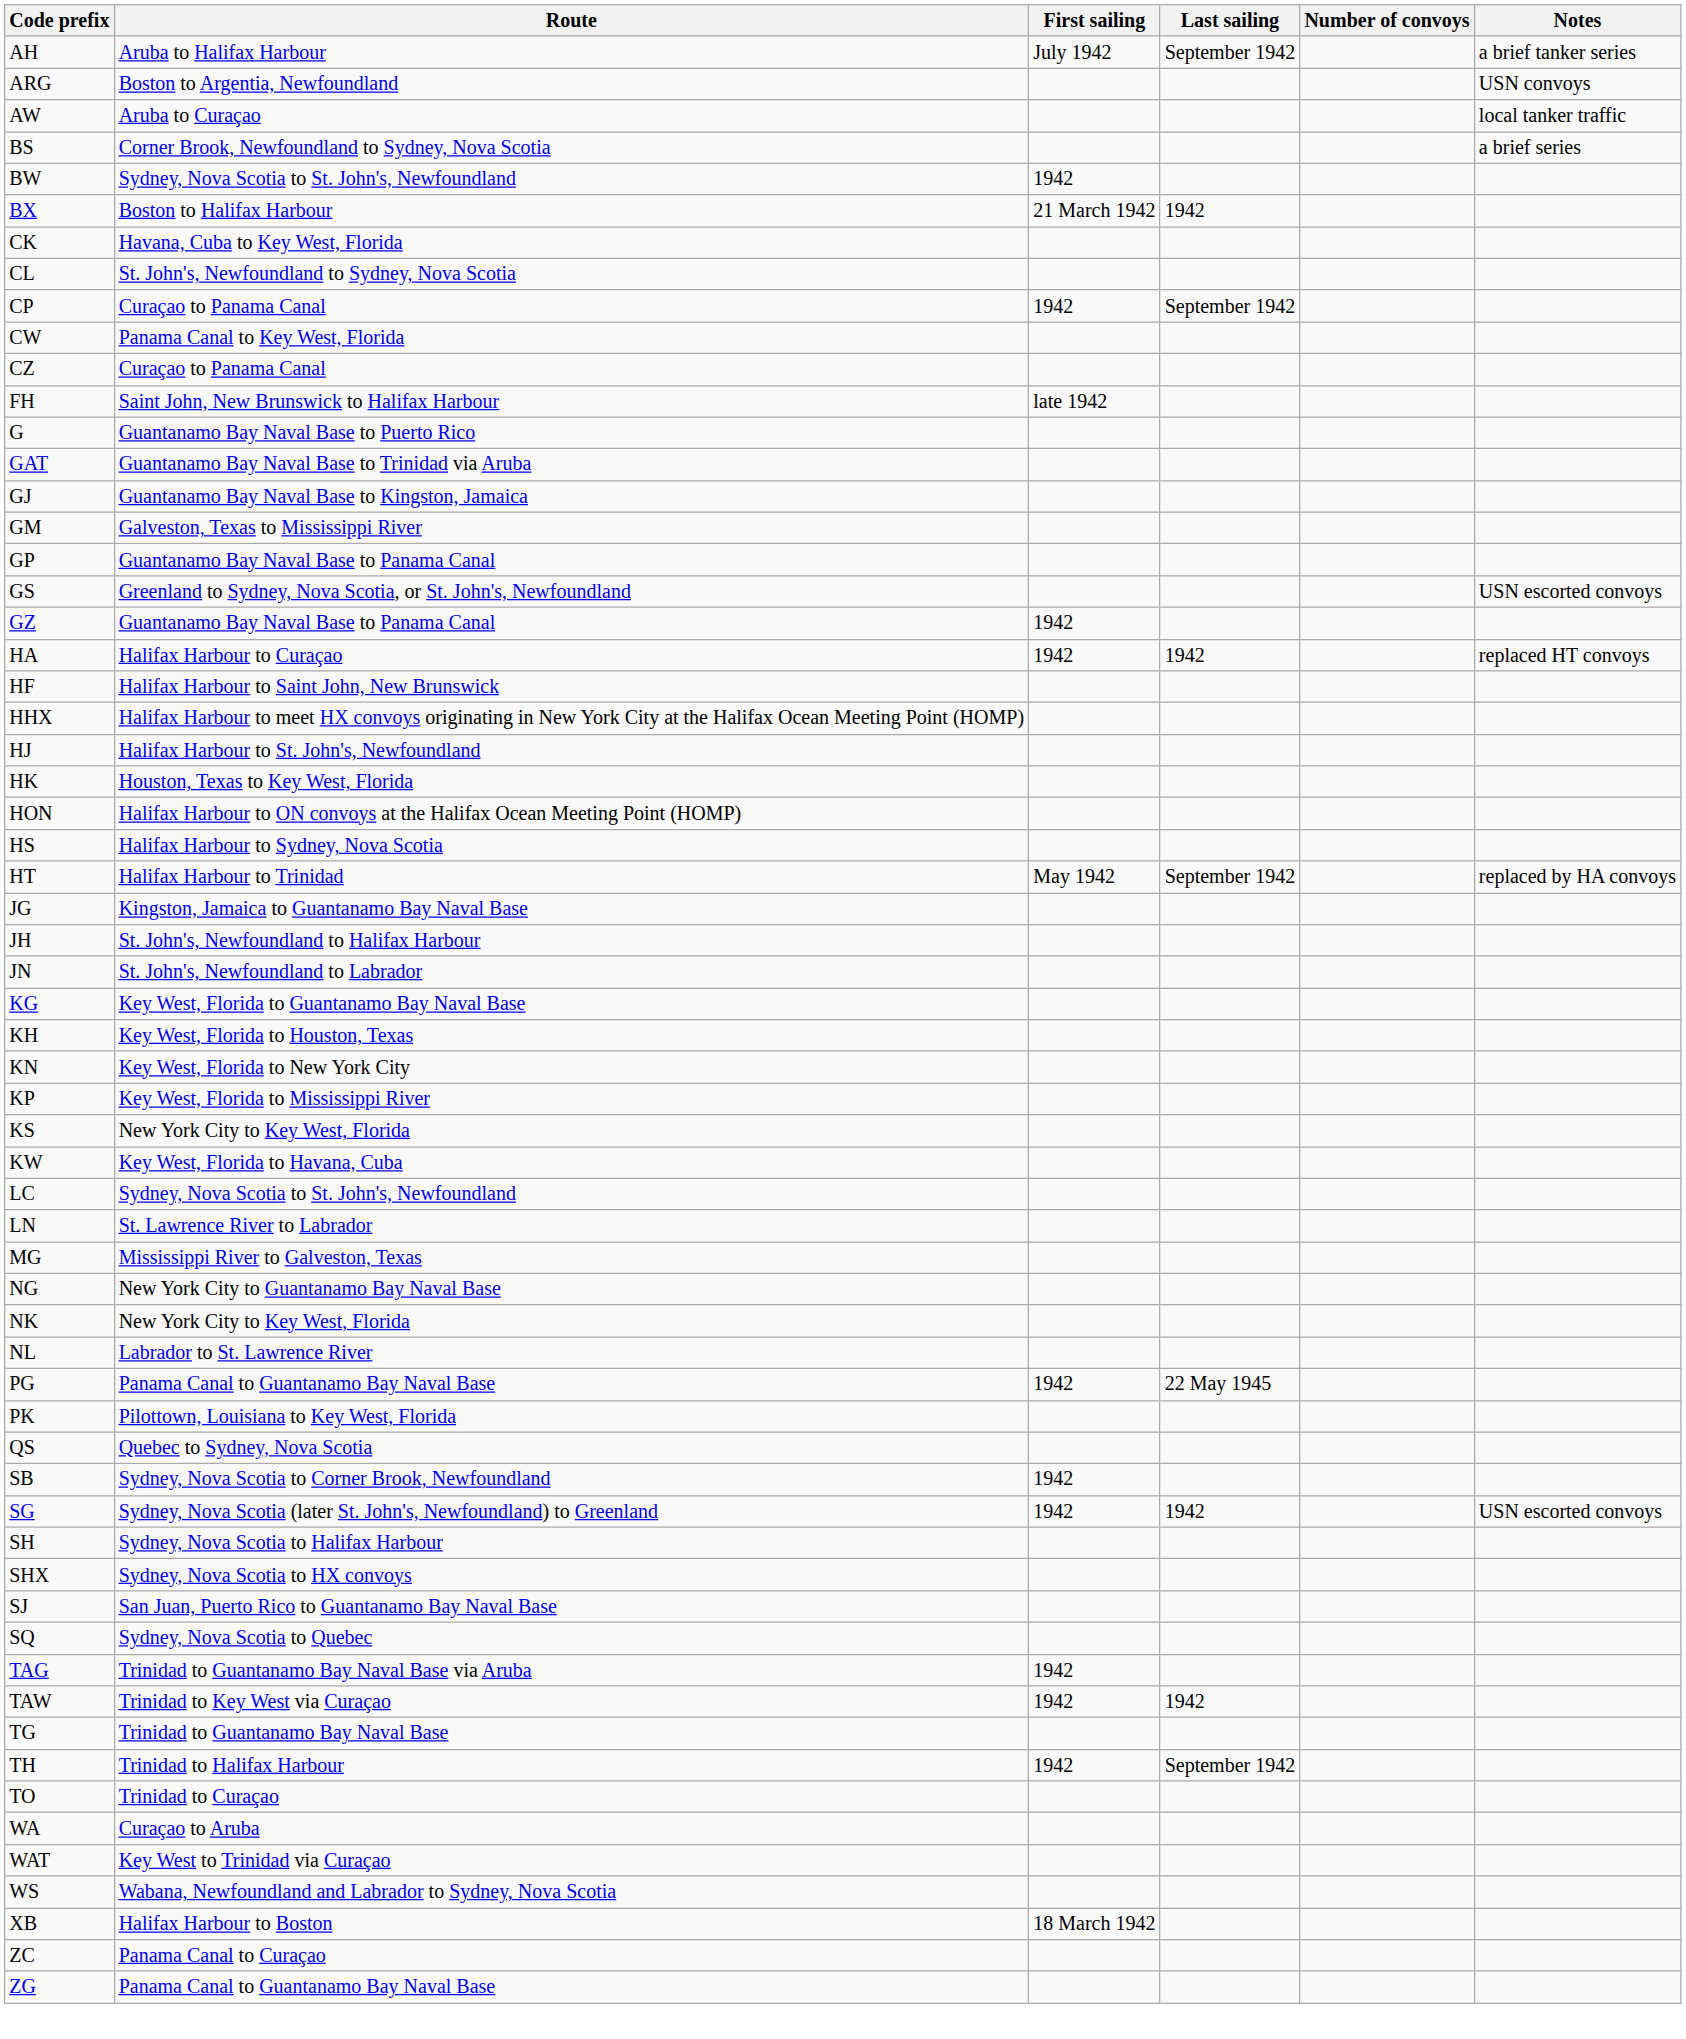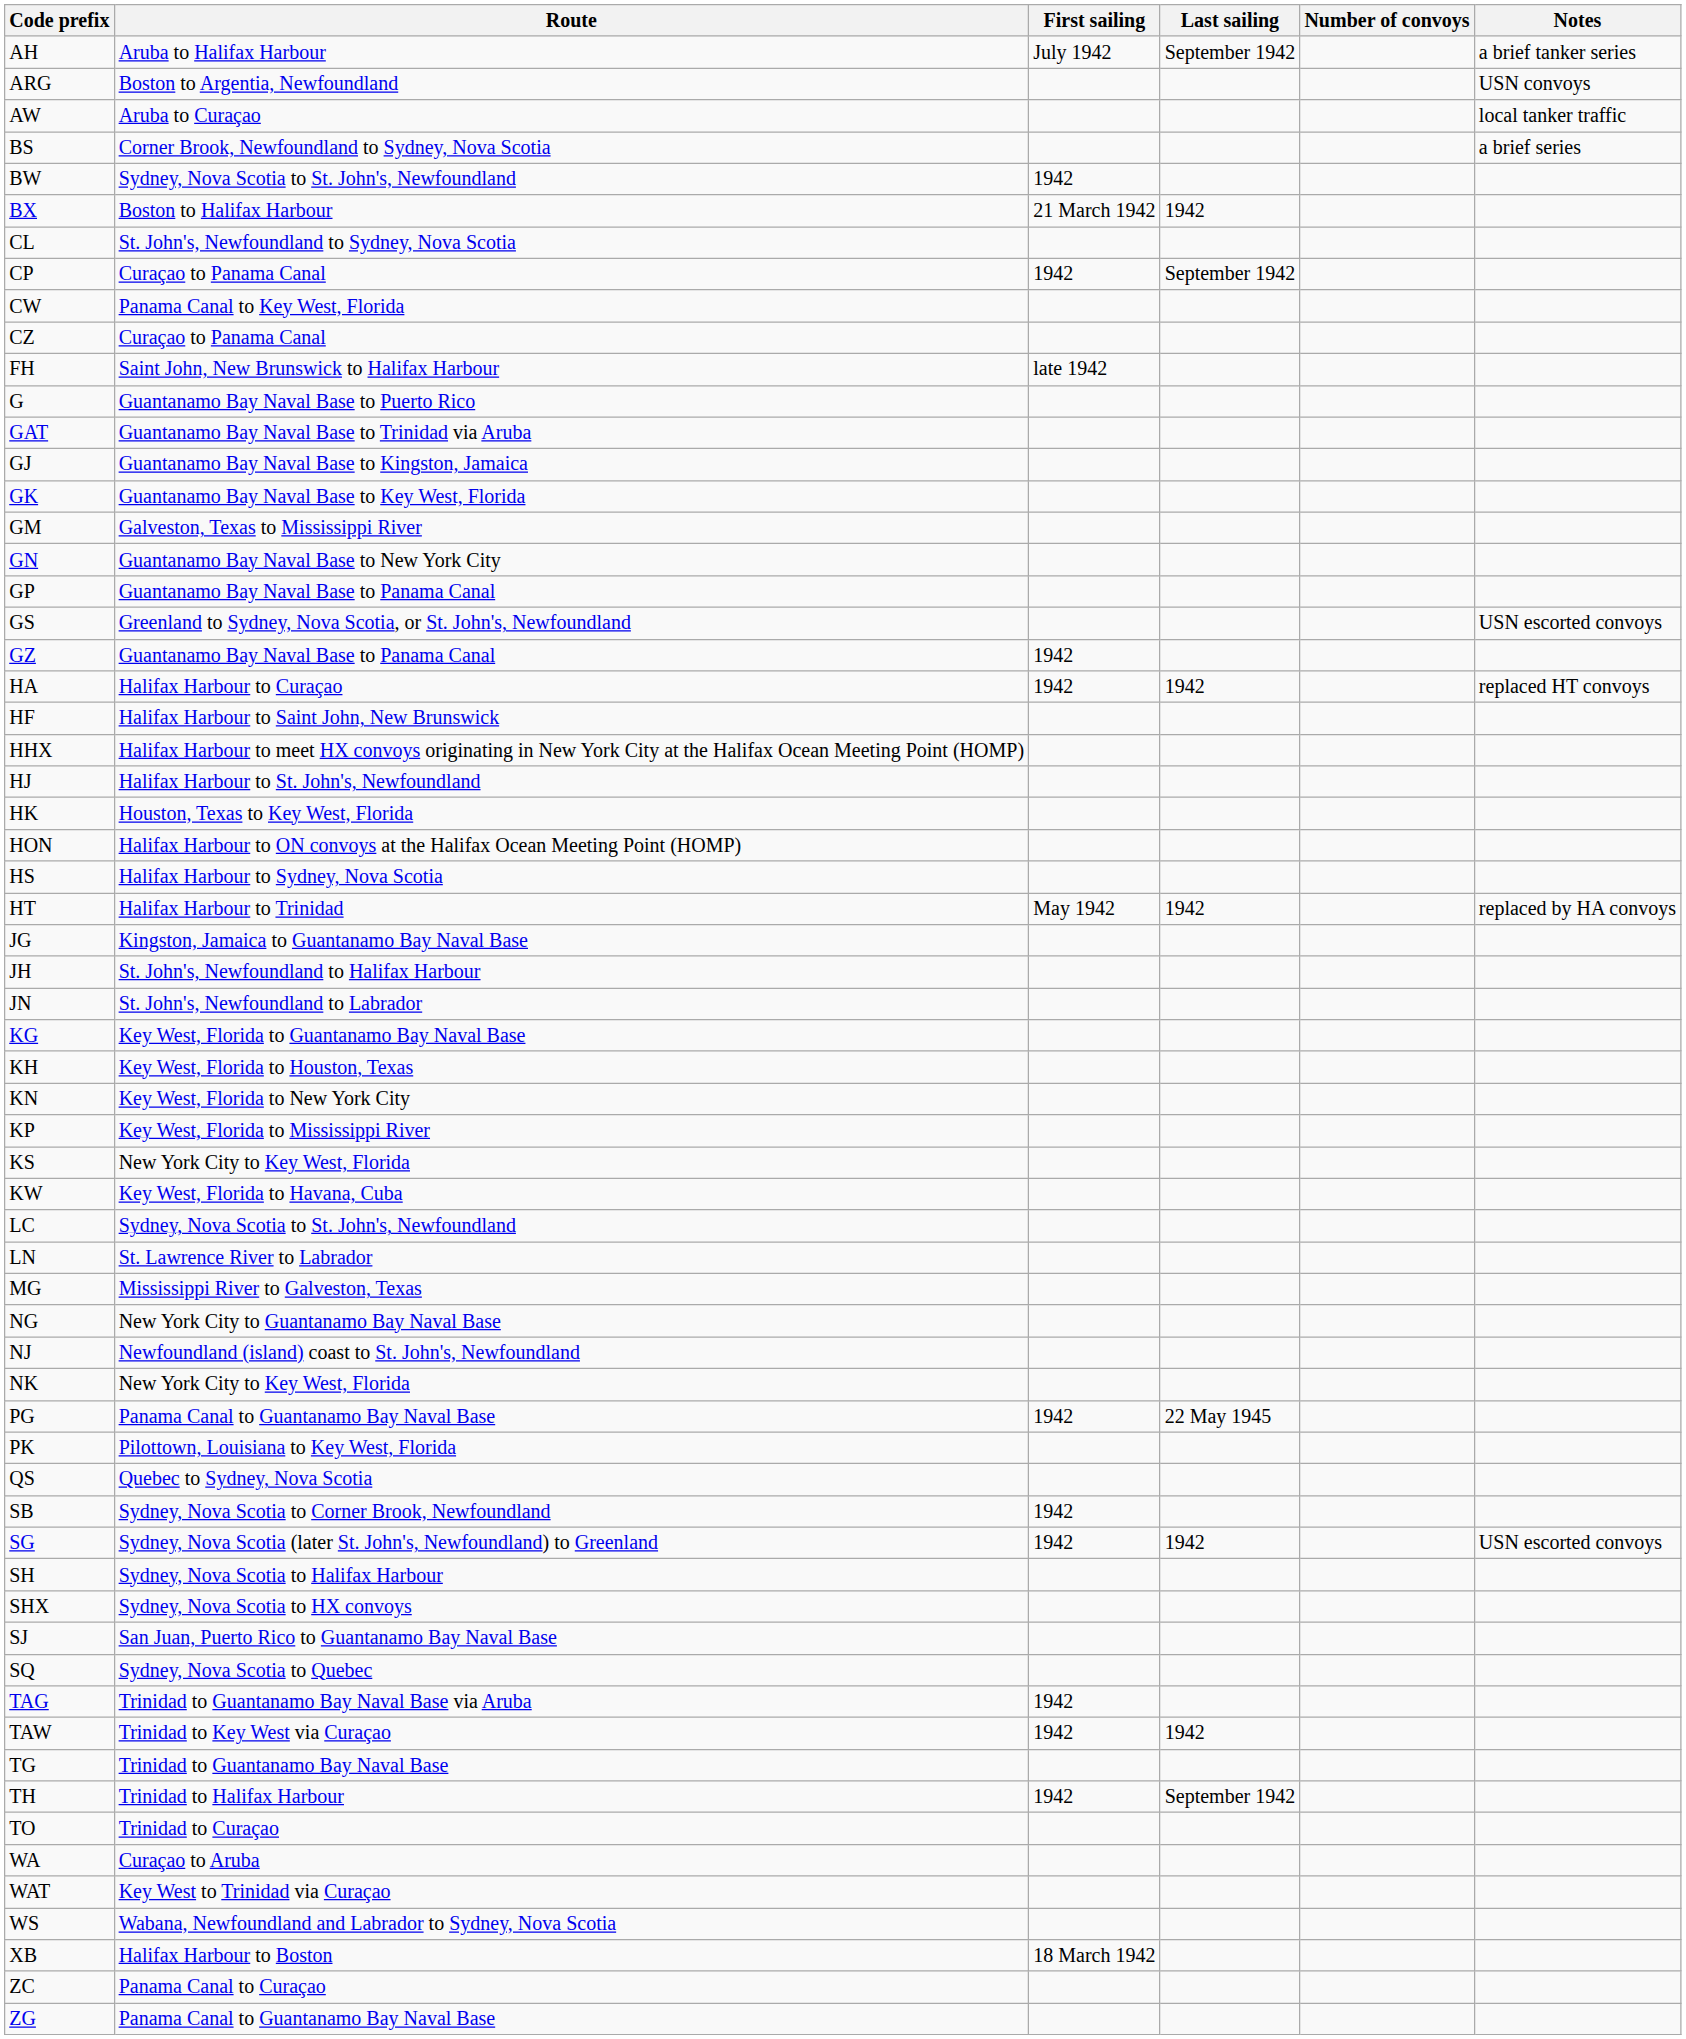- row: (23, 242)
+ row: (24, 496)
+ row: (24, 559)
(1230, 876) September 1942 -> (1185, 908) 1942
+ row: (20, 1352)
- row: (23, 1352)
